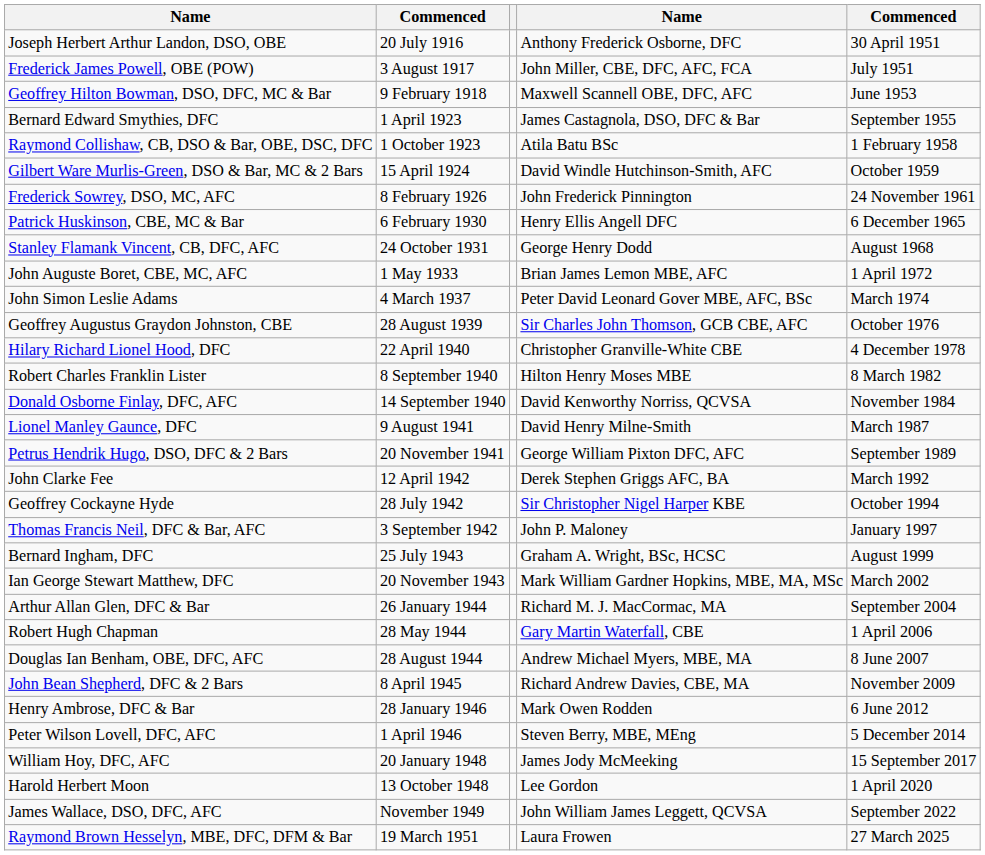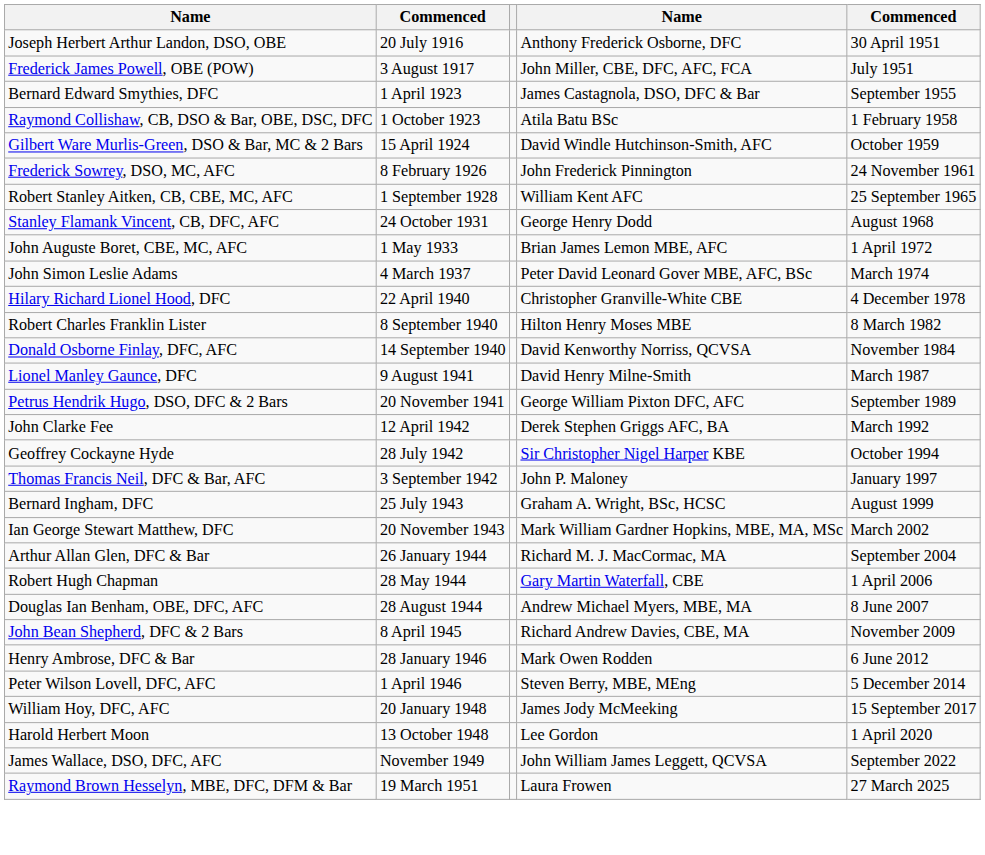- row: (170, 94)
+ row: (151, 196)
- row: (126, 222)
- row: (150, 324)
